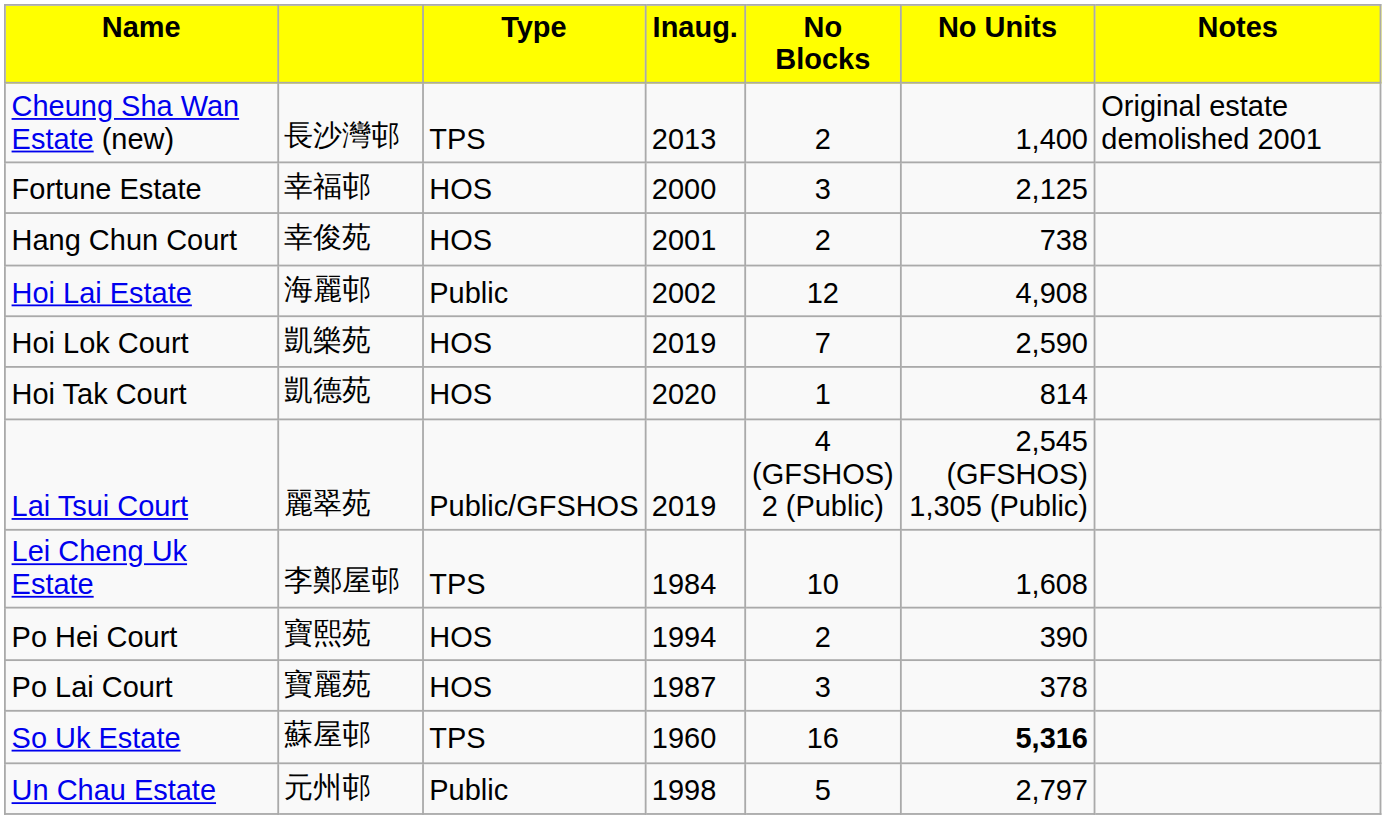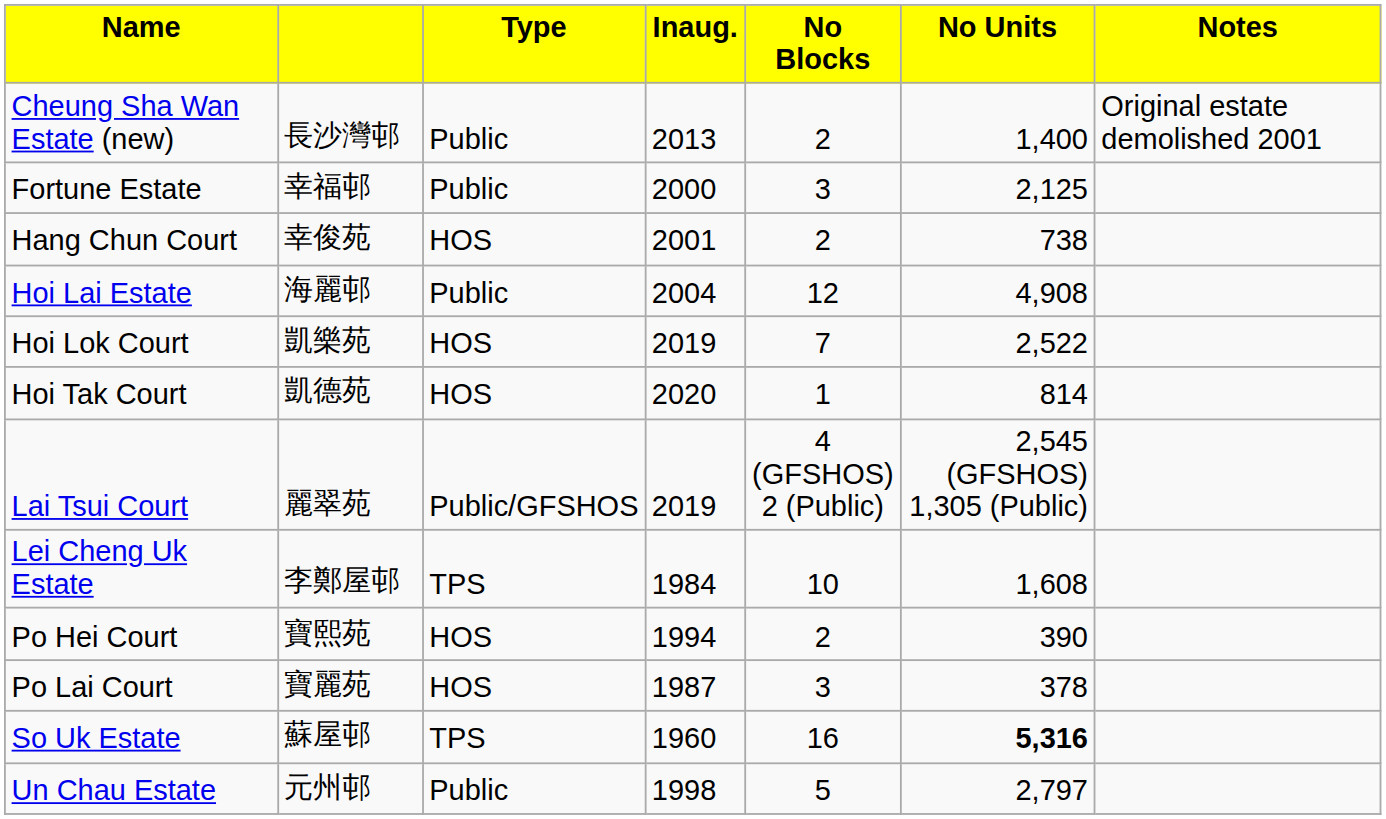(457, 138) TPS -> (469, 138) Public
(461, 189) HOS -> (469, 189) Public
(684, 292) 2002 -> (684, 292) 2004
(1052, 343) 2,590 -> (1052, 343) 2,522
